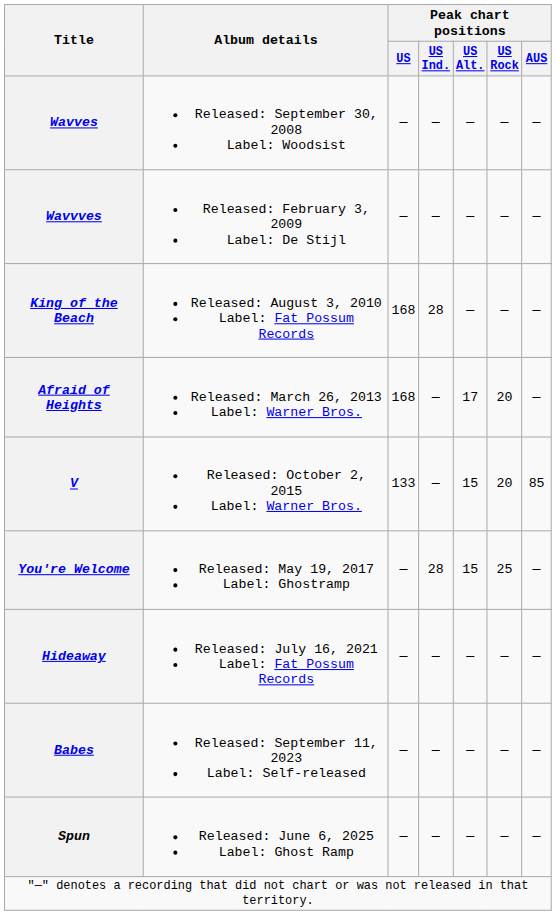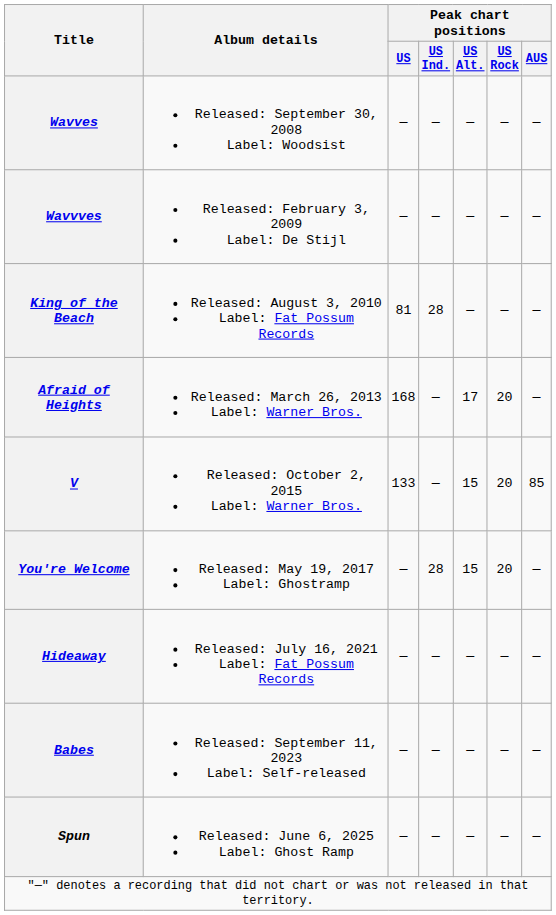(404, 311) 168 -> (403, 311) 81
(505, 570) 25 -> (505, 570) 20
